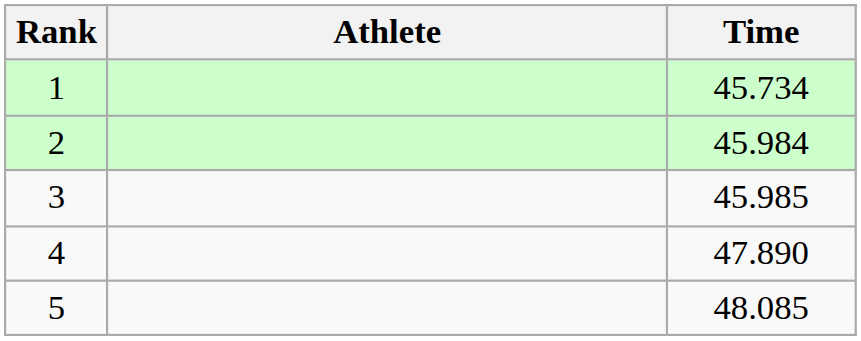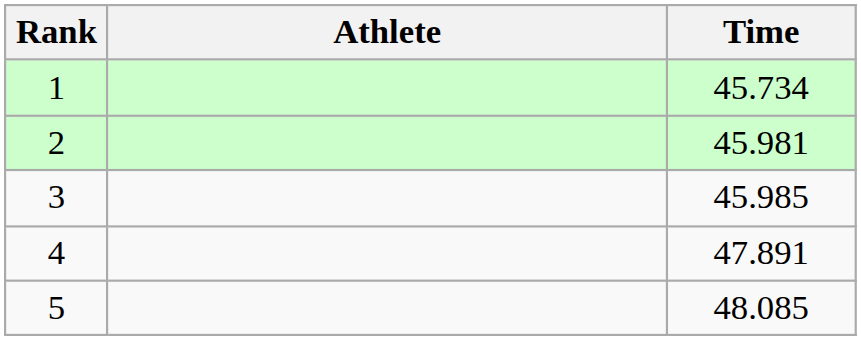(761, 142) 45.984 -> (761, 142) 45.981
(761, 252) 47.890 -> (761, 252) 47.891
